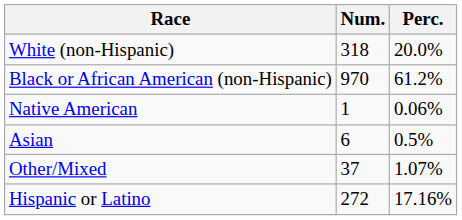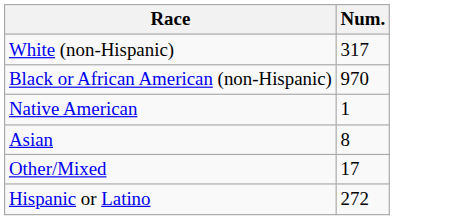- column: (423, 19)
(355, 49) 318 -> (355, 49) 317
(345, 139) 6 -> (345, 139) 8
(350, 169) 37 -> (350, 169) 17
